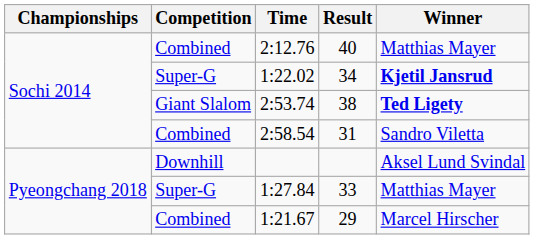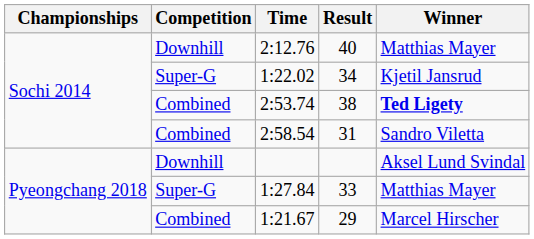(193, 47) Combined -> (189, 47) Downhill
(437, 76) bold -> (431, 76) normal
(203, 104) Giant Slalom -> (193, 104) Combined
